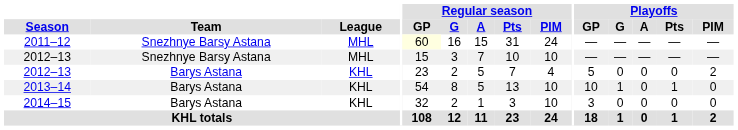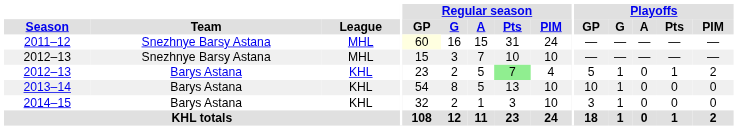(512, 72) no background -> (512, 72) lightgreen background
(620, 72) 0 -> (620, 72) 1
(674, 72) 0 -> (674, 72) 1
(674, 87) 1 -> (674, 87) 0
(620, 102) 0 -> (620, 102) 1
